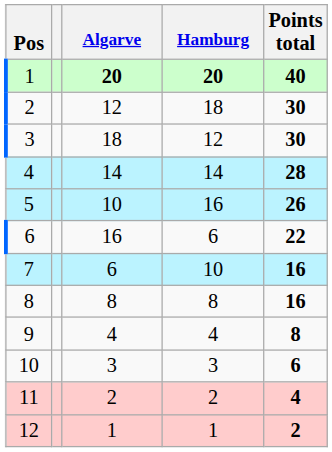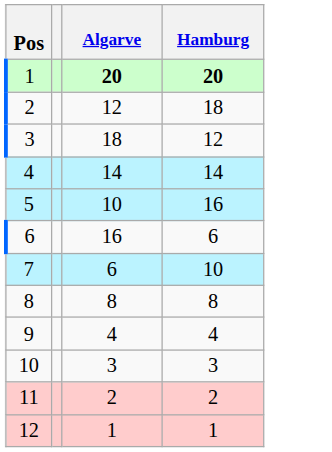- column: (295, 32)
